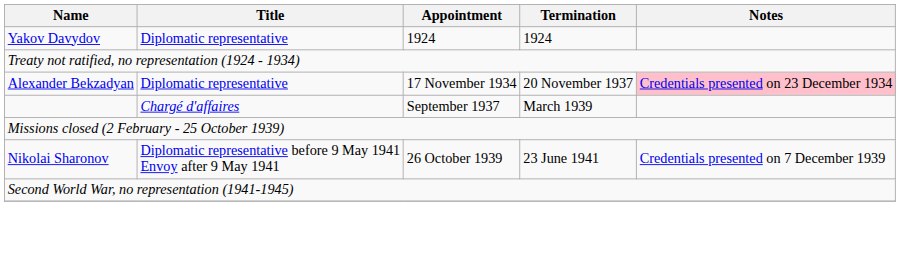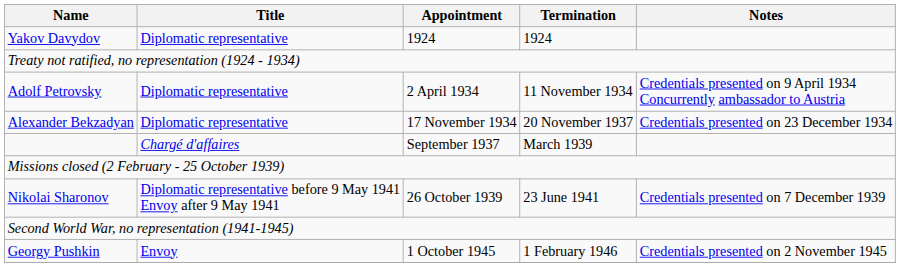+ row: (55, 91)
(766, 83) pink background -> (766, 122) no background
+ row: (54, 251)
